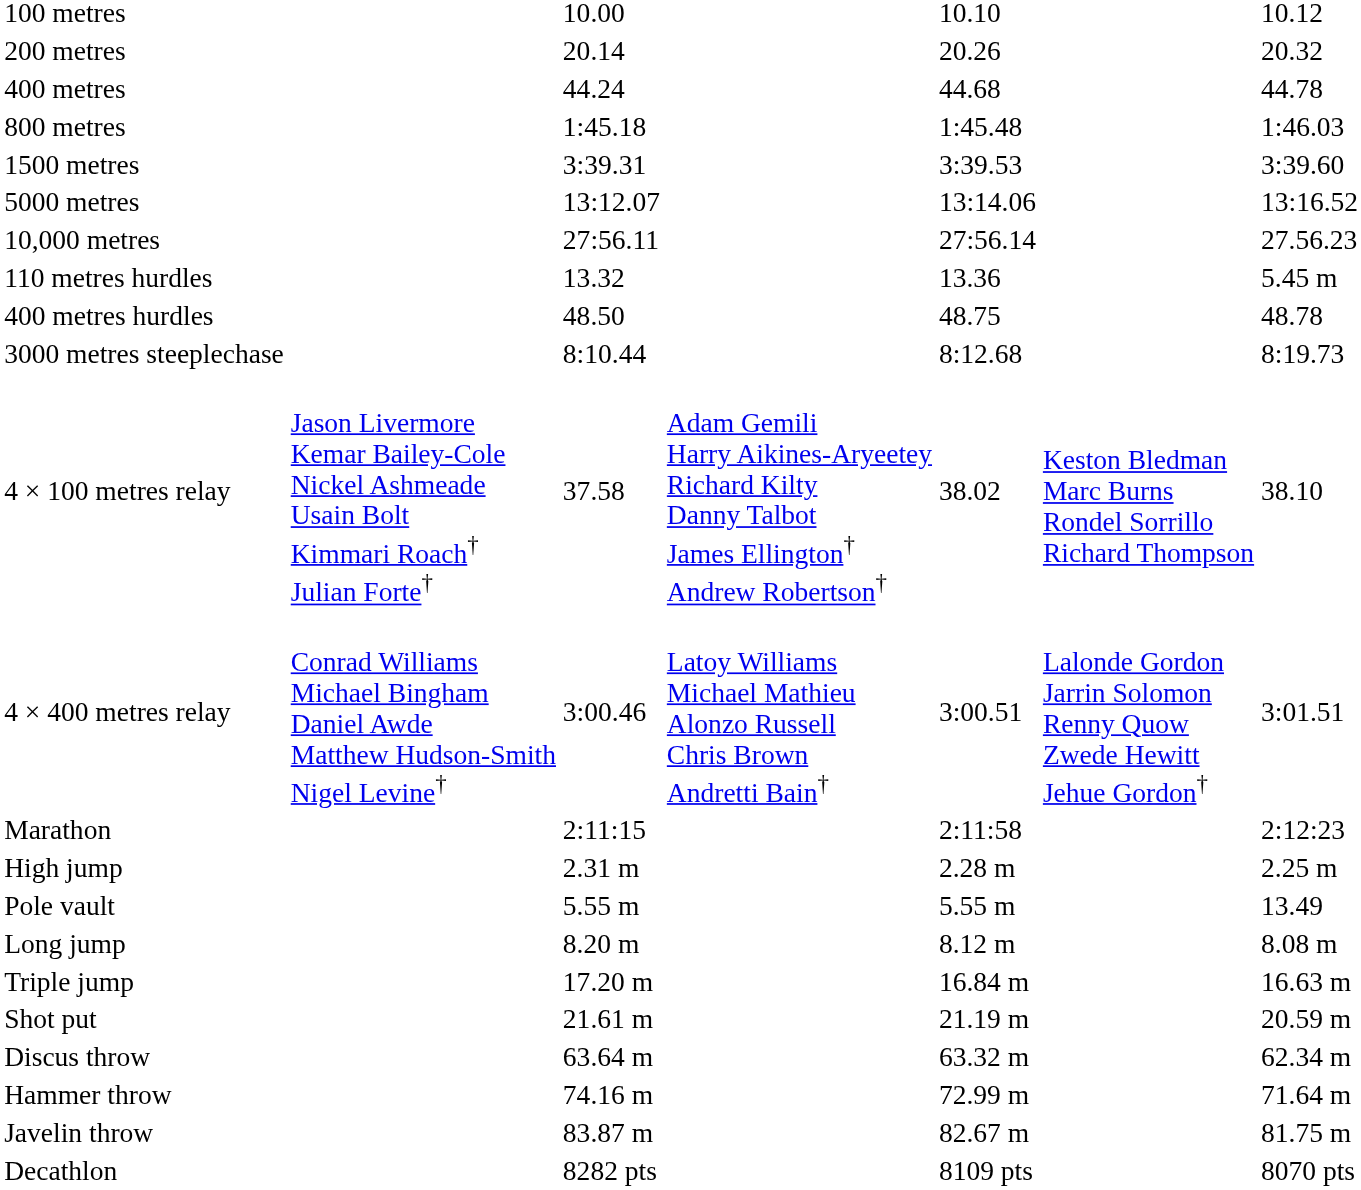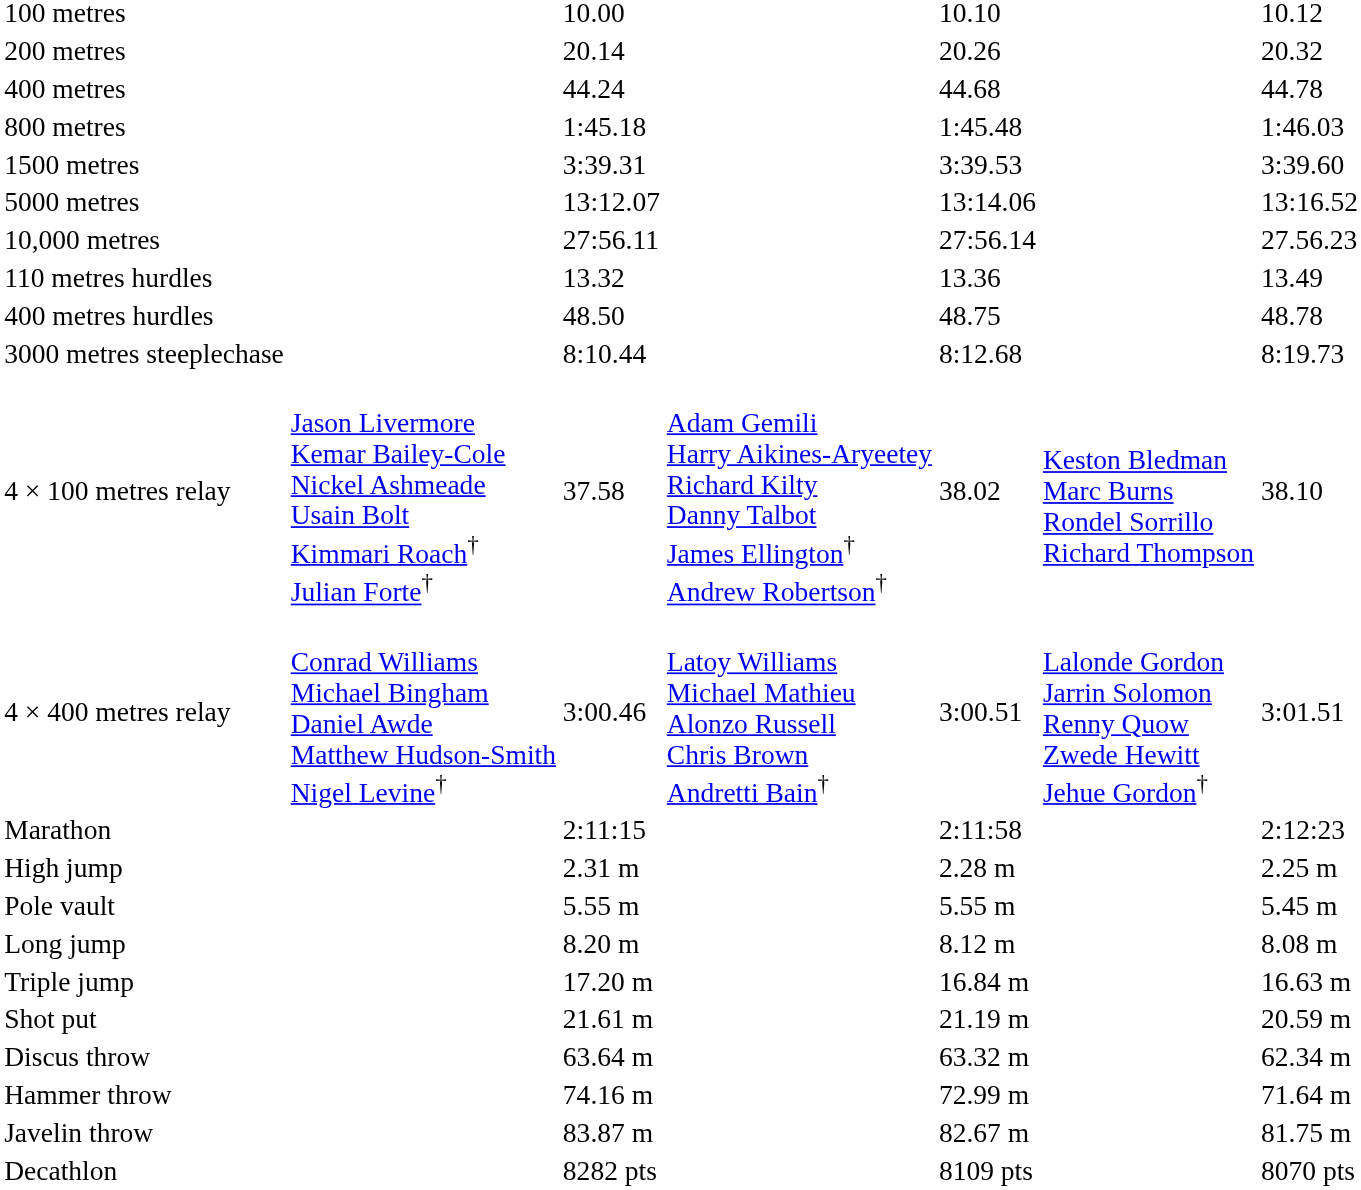(1299, 278) 5.45 m -> (1292, 278) 13.49
(1292, 905) 13.49 -> (1299, 905) 5.45 m
